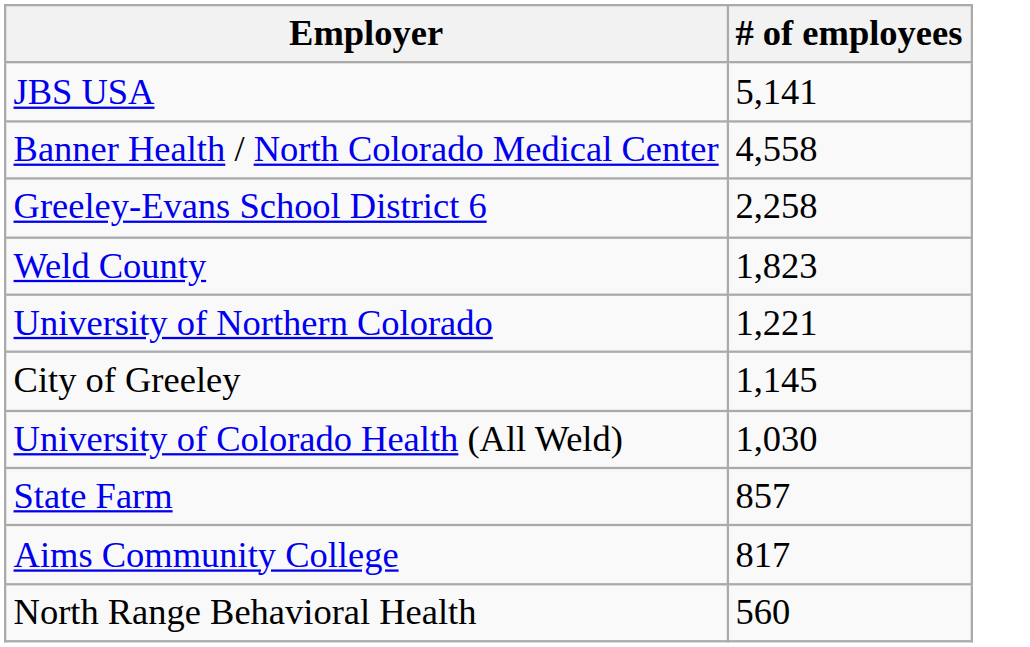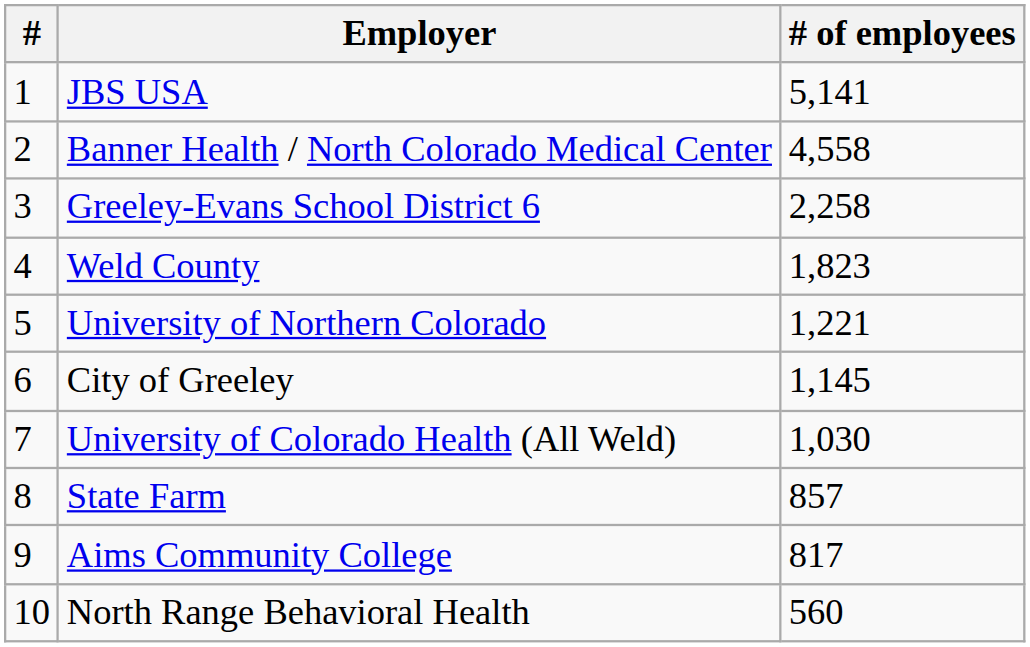+ column: (32, 33)
